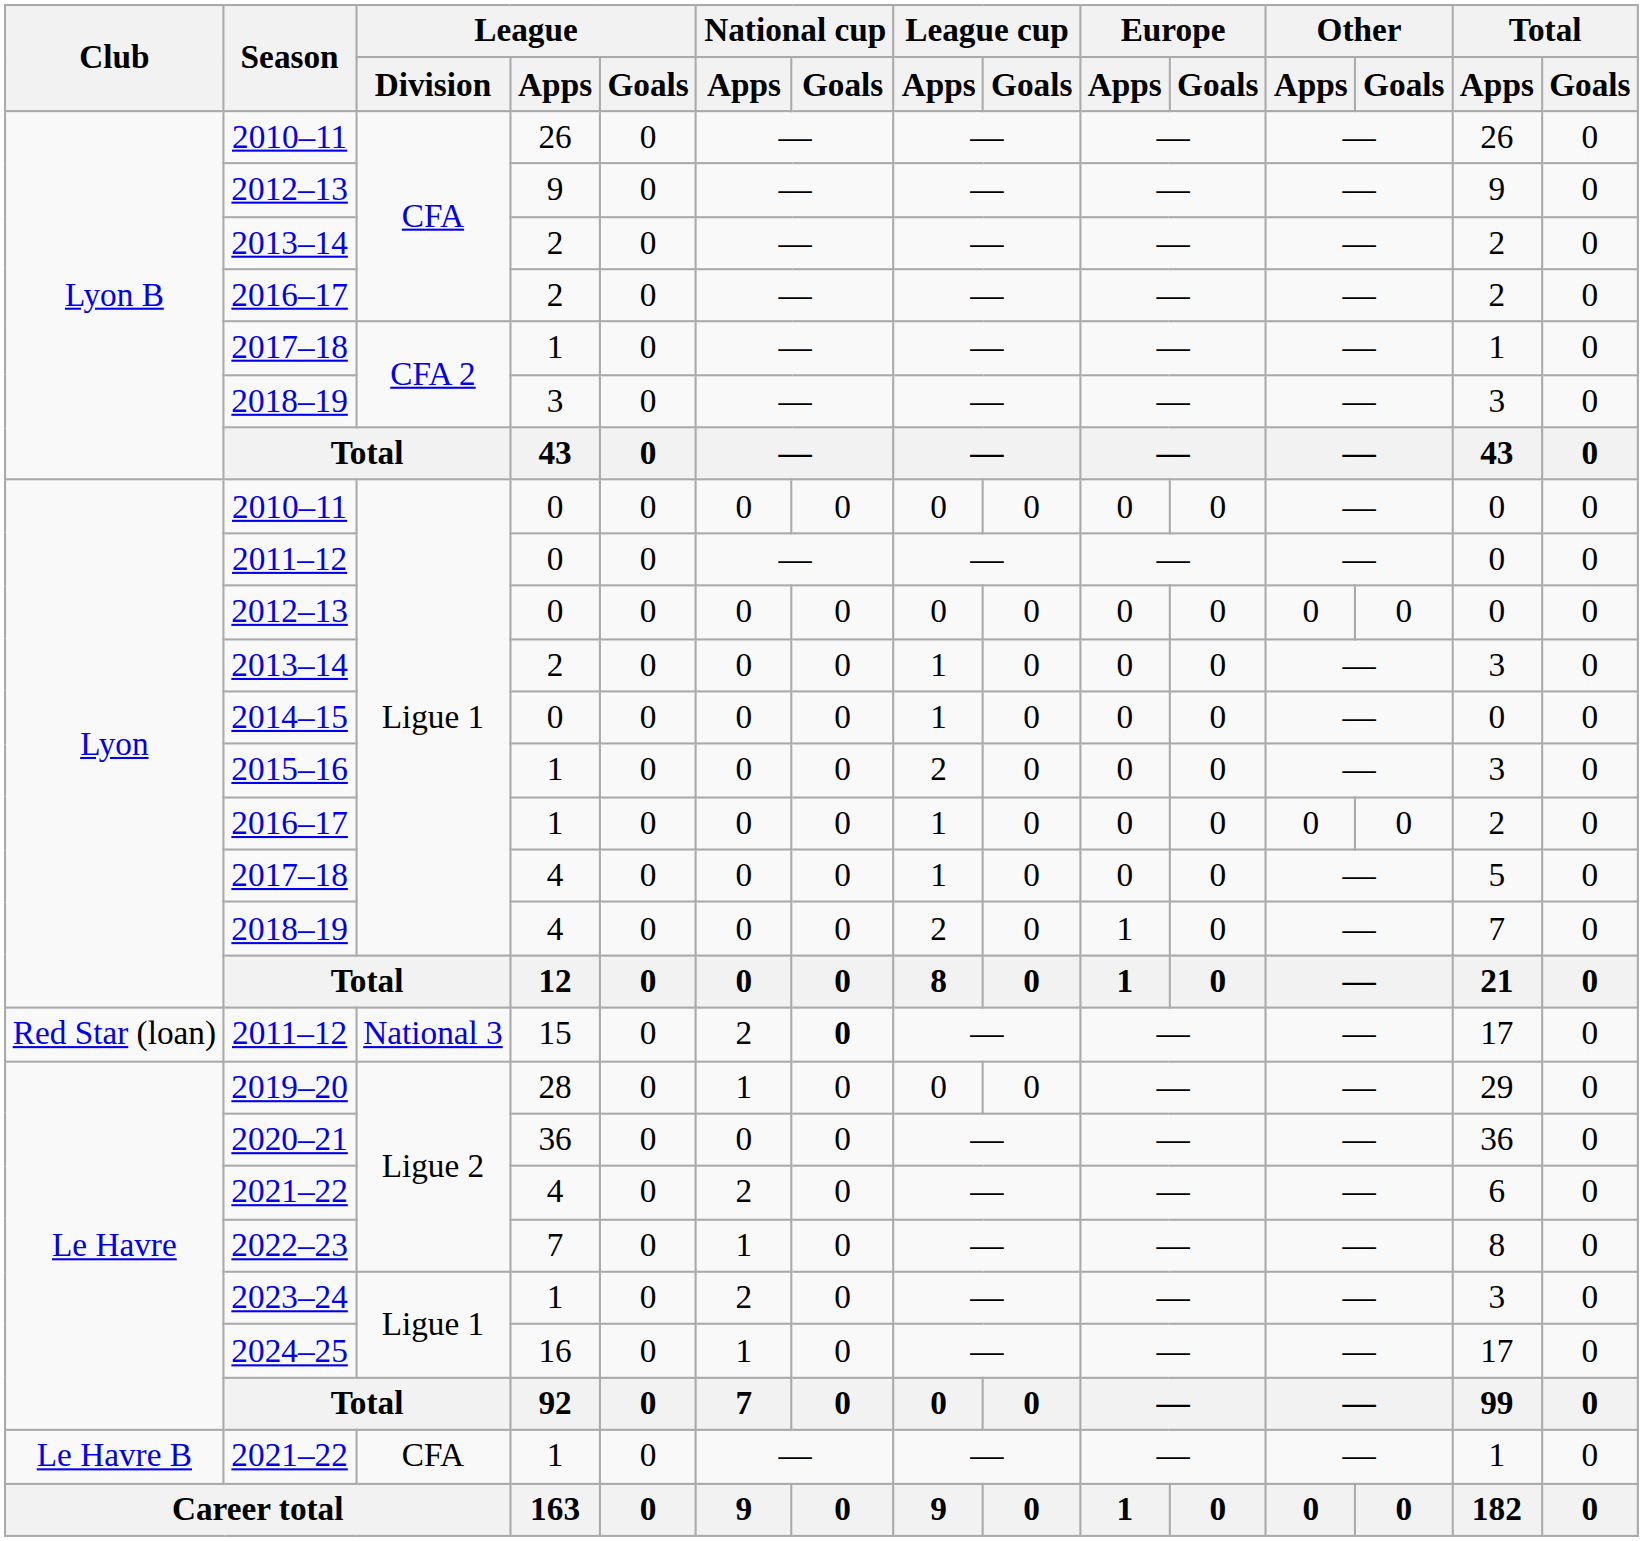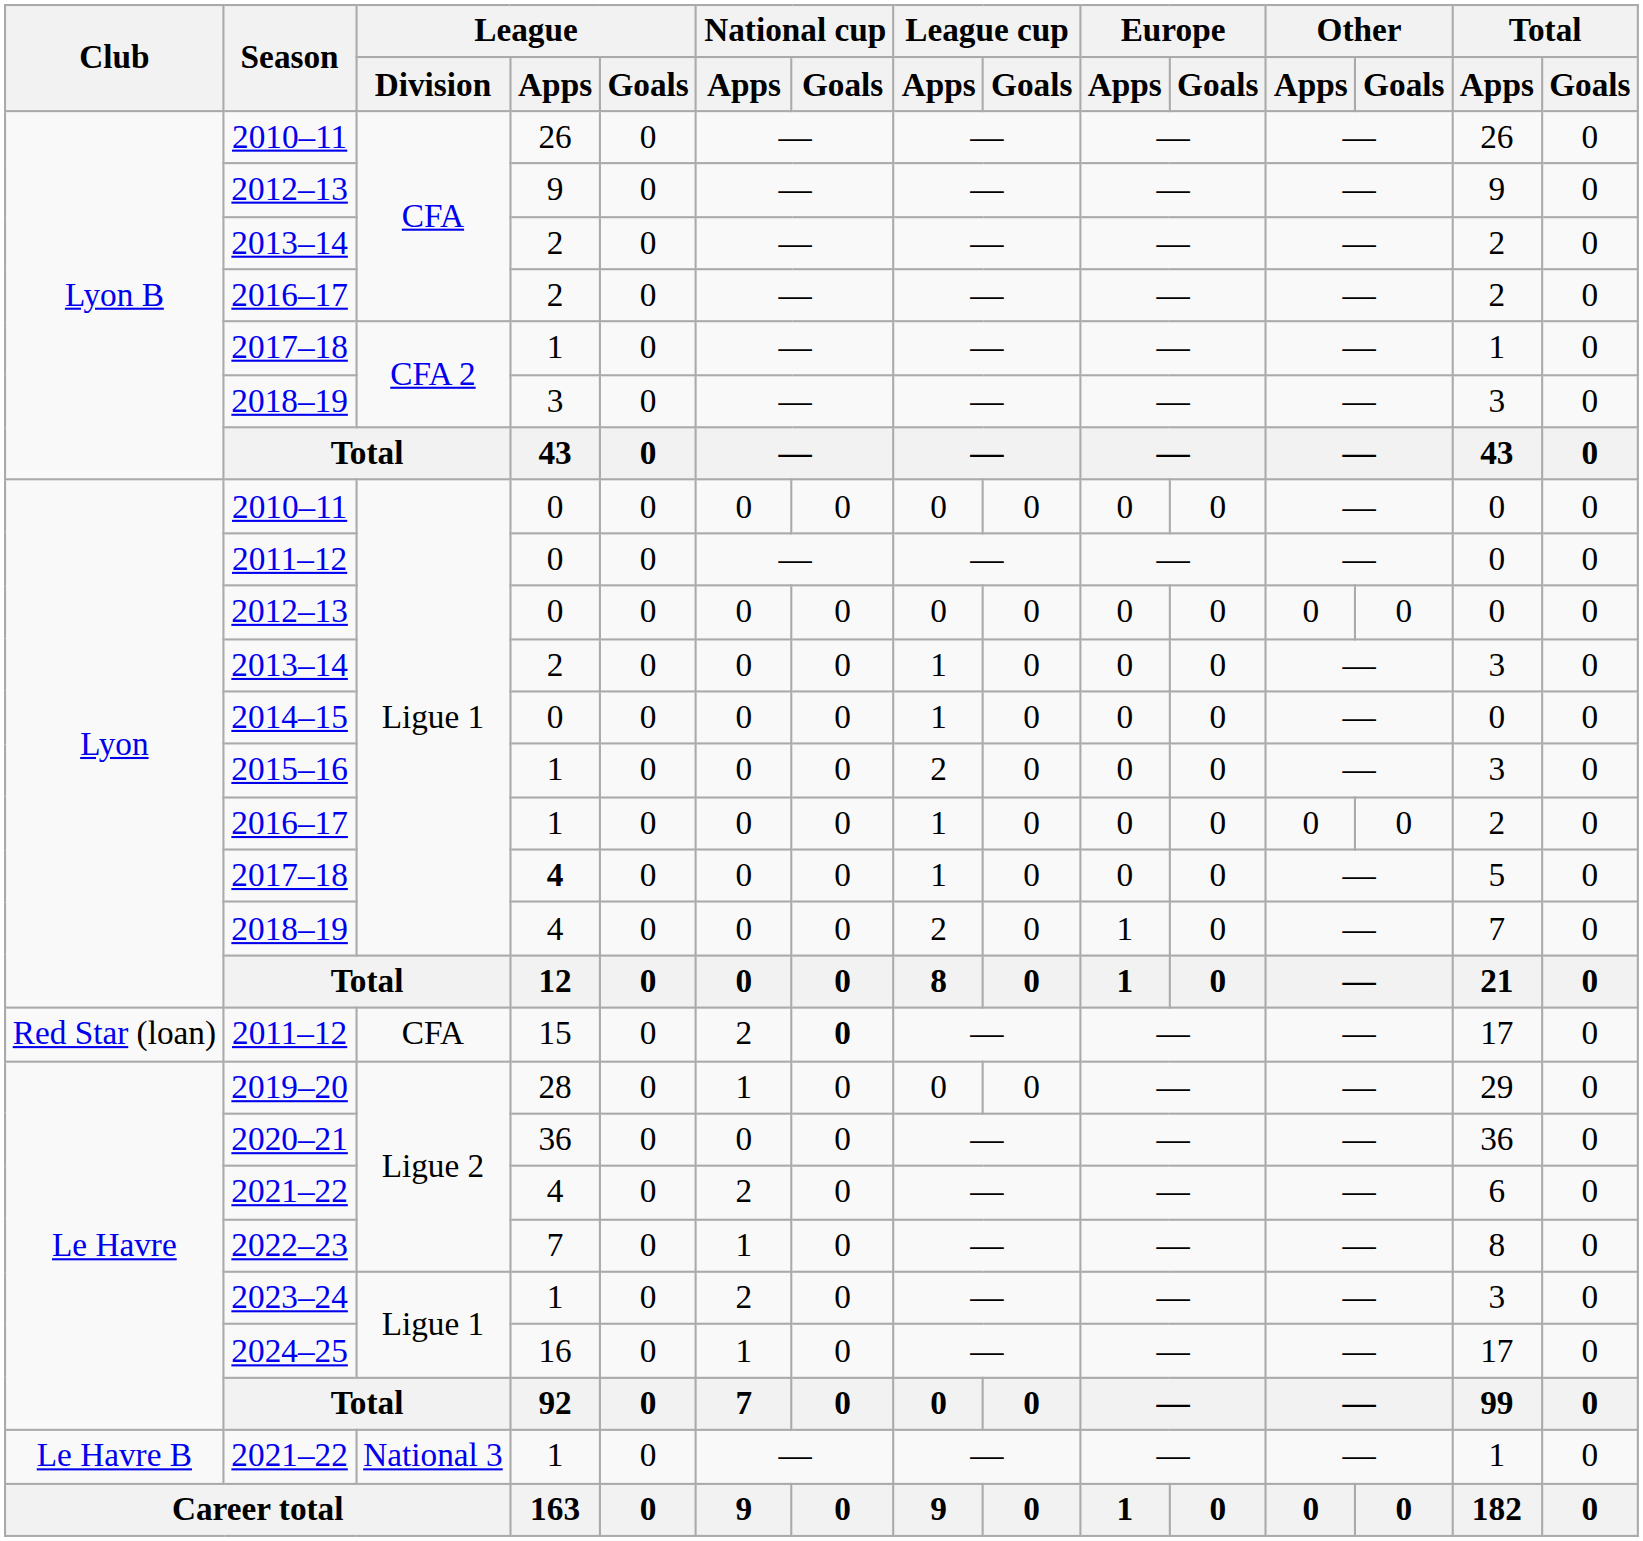(555, 875) normal -> (555, 875) bold
(433, 1033) National 3 -> (433, 1033) CFA
(433, 1455) CFA -> (433, 1455) National 3
